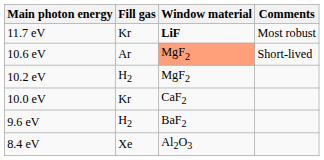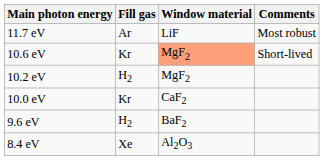(125, 33) Kr -> (125, 33) Ar
(171, 33) bold -> (170, 33) normal
(125, 54) Ar -> (125, 54) Kr
